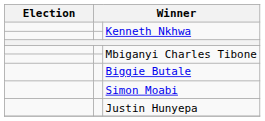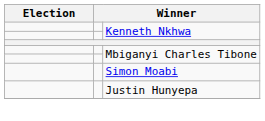- row: (49, 72)
